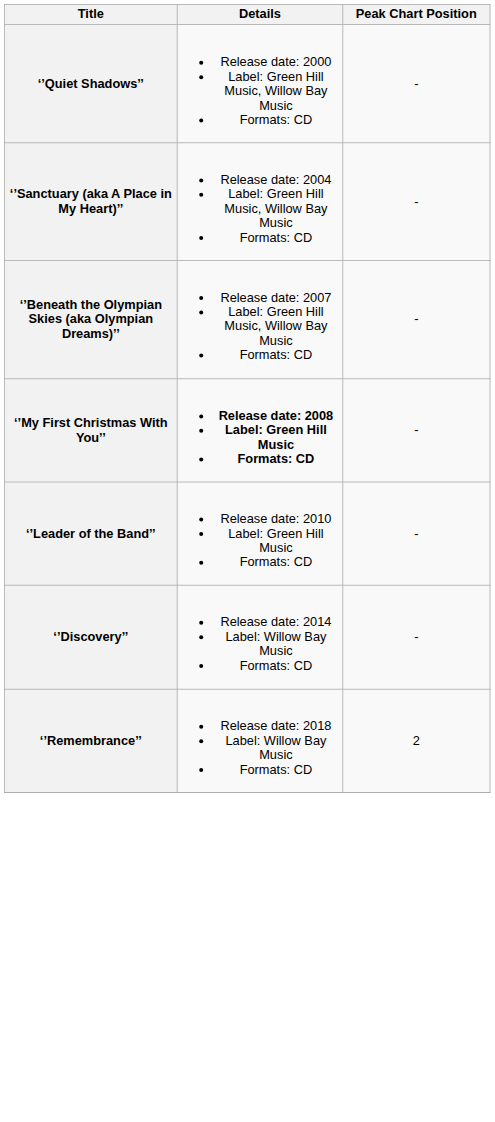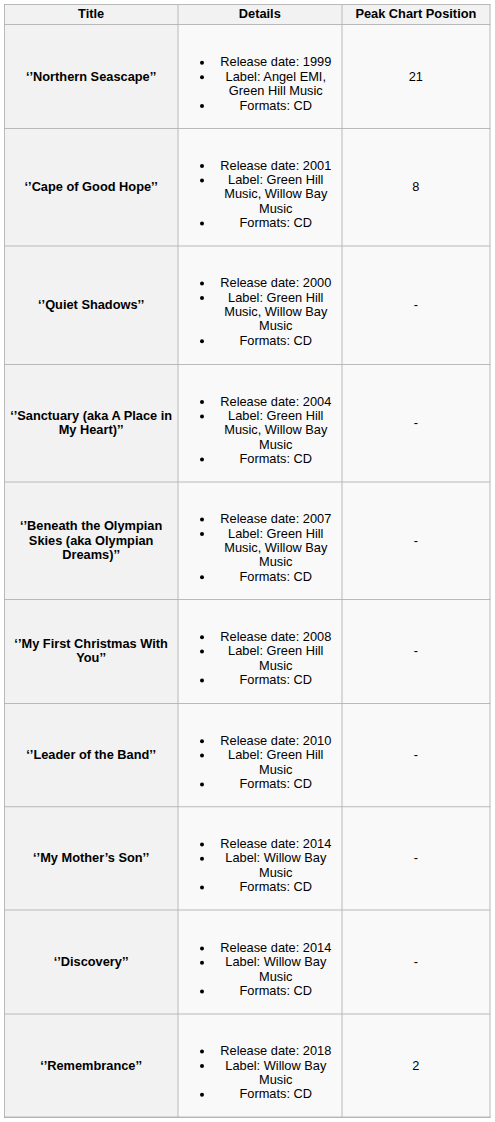+ row: (91, 76)
+ row: (91, 187)
(260, 437) bold -> (260, 659) normal
+ row: (91, 858)
